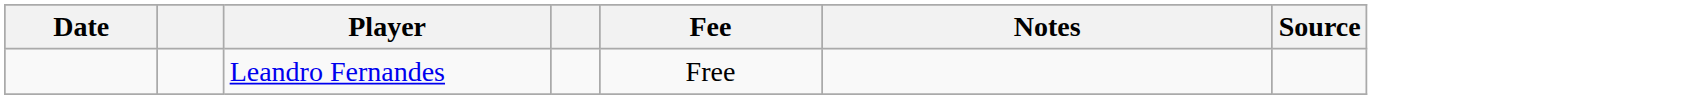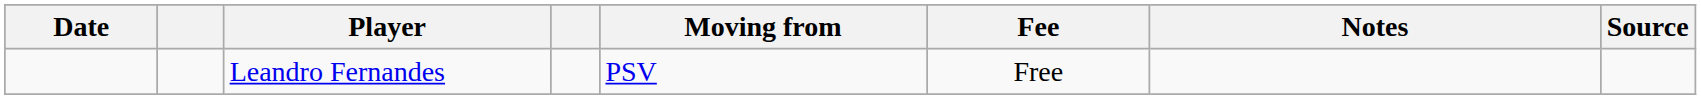+ column: (763, 26)
